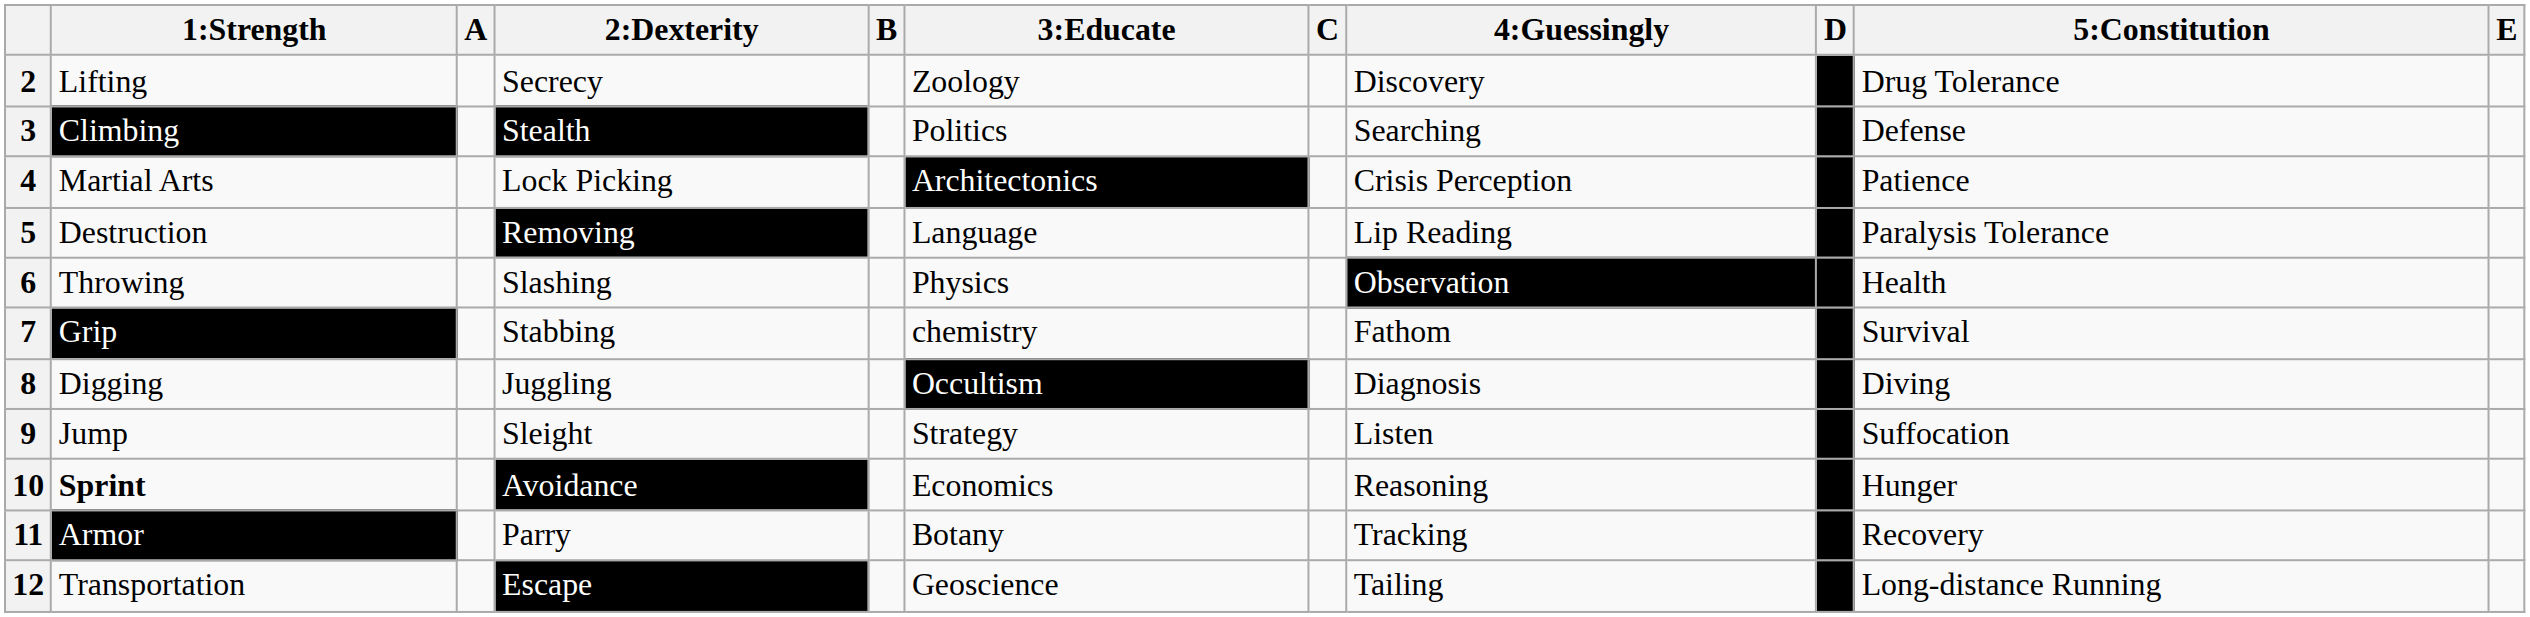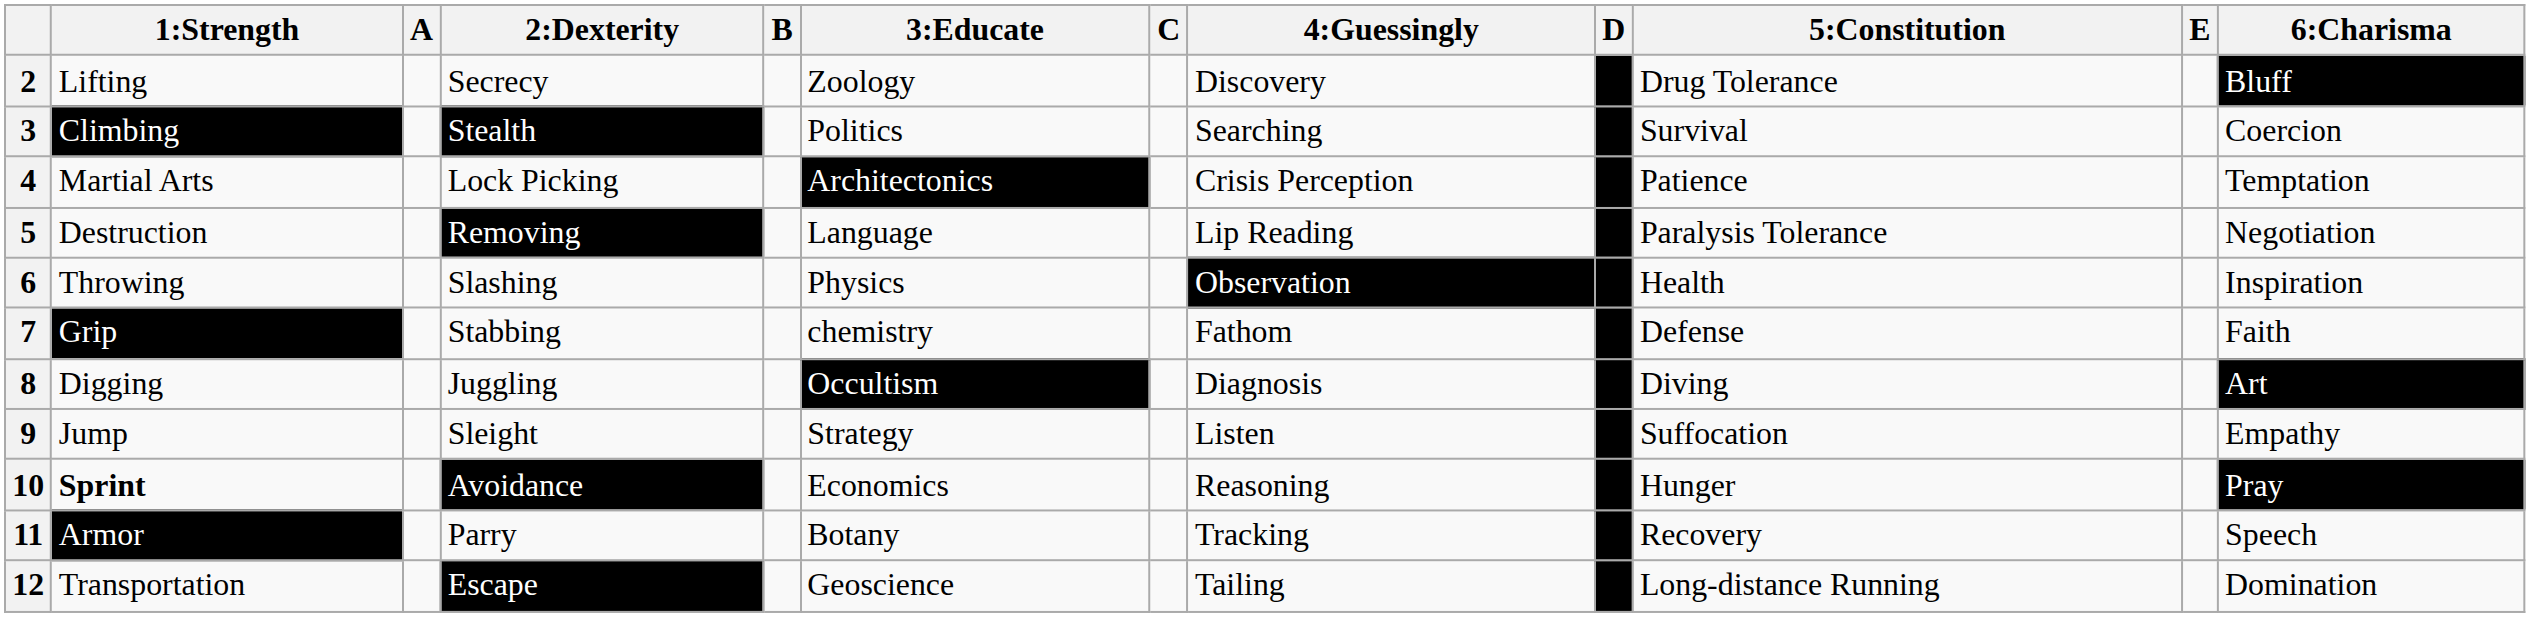+ column: (2371, 29)
(1914, 130) Defense -> (1694, 130) Survival
(1916, 332) Survival -> (1692, 332) Defense
